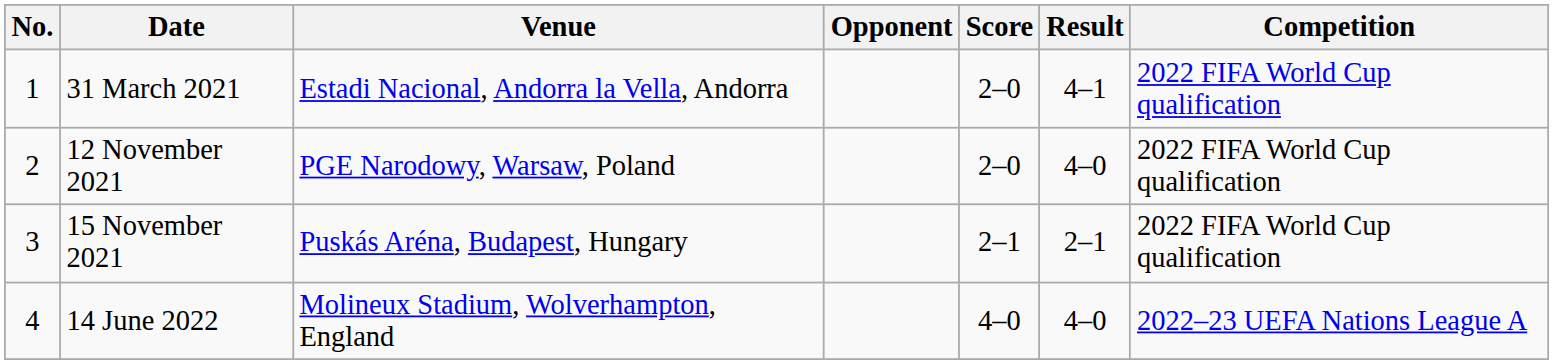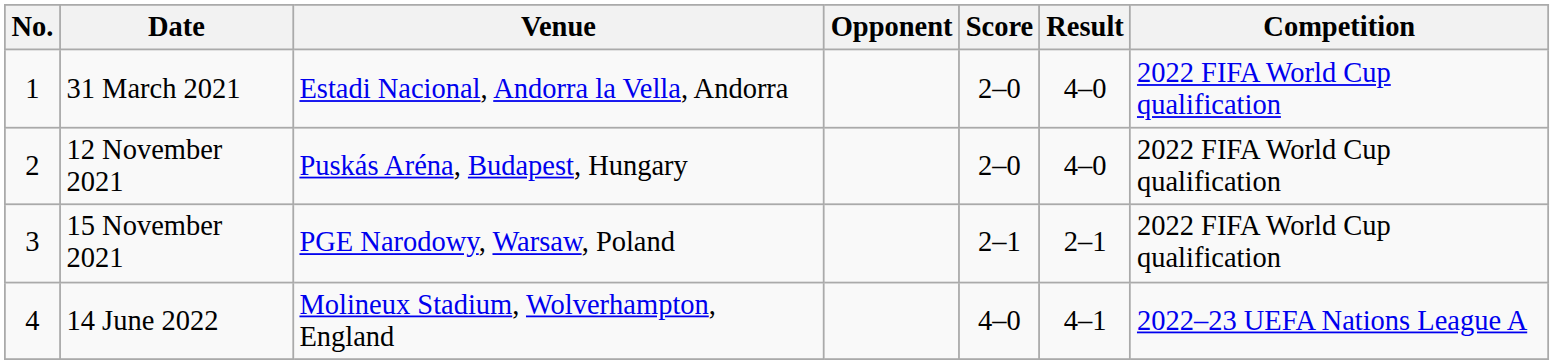(1085, 88) 4–1 -> (1085, 88) 4–0
(487, 165) PGE Narodowy, Warsaw, Poland -> (494, 165) Puskás Aréna, Budapest, Hungary
(494, 242) Puskás Aréna, Budapest, Hungary -> (487, 242) PGE Narodowy, Warsaw, Poland
(1085, 319) 4–0 -> (1085, 319) 4–1
